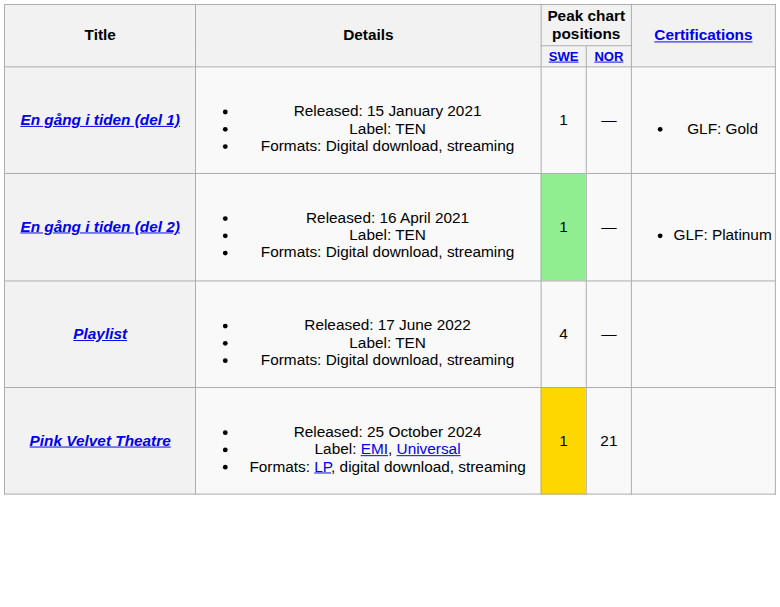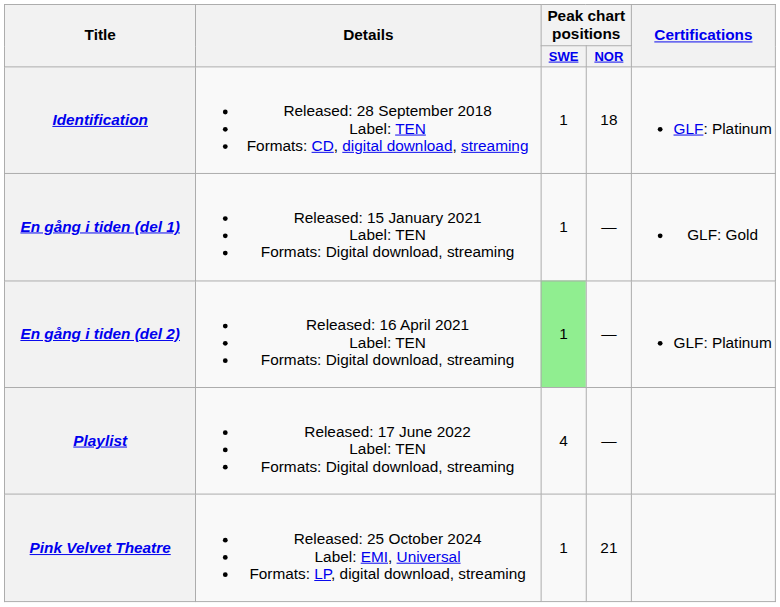+ row: (100, 120)
(564, 440) gold background -> (564, 547) no background
